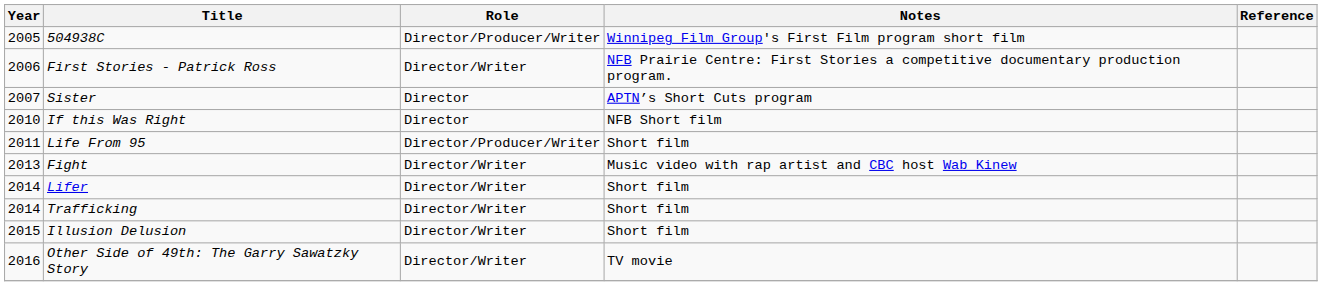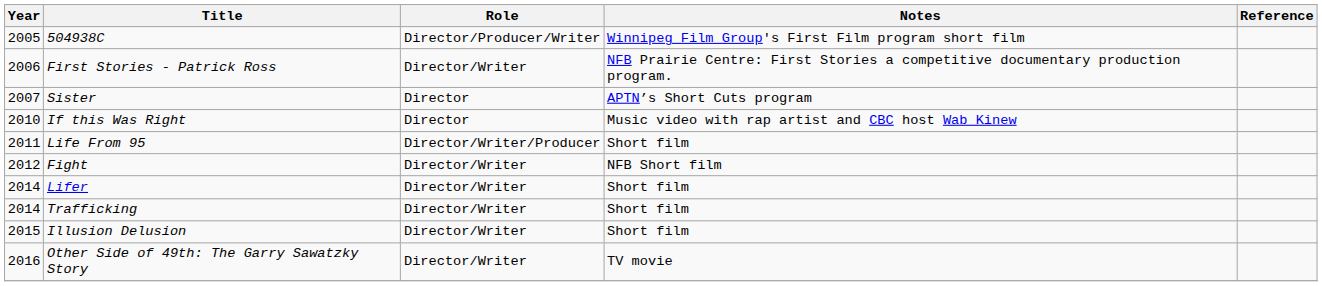(664, 120) NFB Short film -> (812, 120) Music video with rap artist and CBC host Wab Kinew
(502, 143) Director/Producer/Writer -> (502, 143) Director/Writer/Producer
(24, 165) 2013 -> (24, 165) 2012
(812, 165) Music video with rap artist and CBC host Wab Kinew -> (664, 165) NFB Short film
